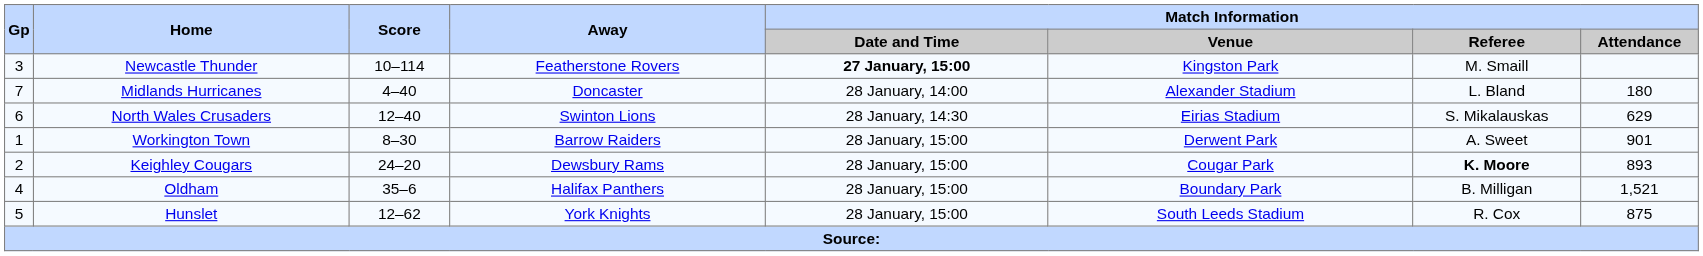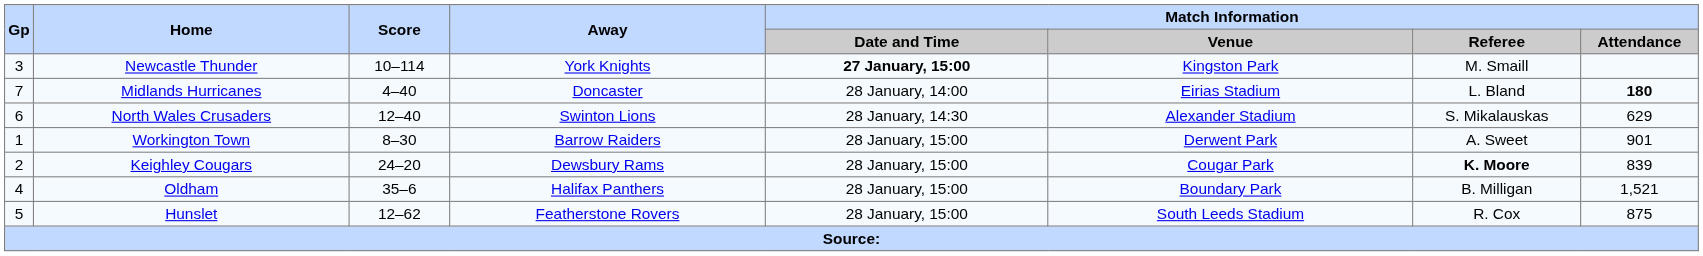(608, 66) Featherstone Rovers -> (608, 66) York Knights
(1230, 91) Alexander Stadium -> (1230, 91) Eirias Stadium
(1639, 91) normal -> (1639, 91) bold
(1230, 115) Eirias Stadium -> (1230, 115) Alexander Stadium
(1639, 165) 893 -> (1639, 165) 839
(608, 214) York Knights -> (608, 214) Featherstone Rovers
